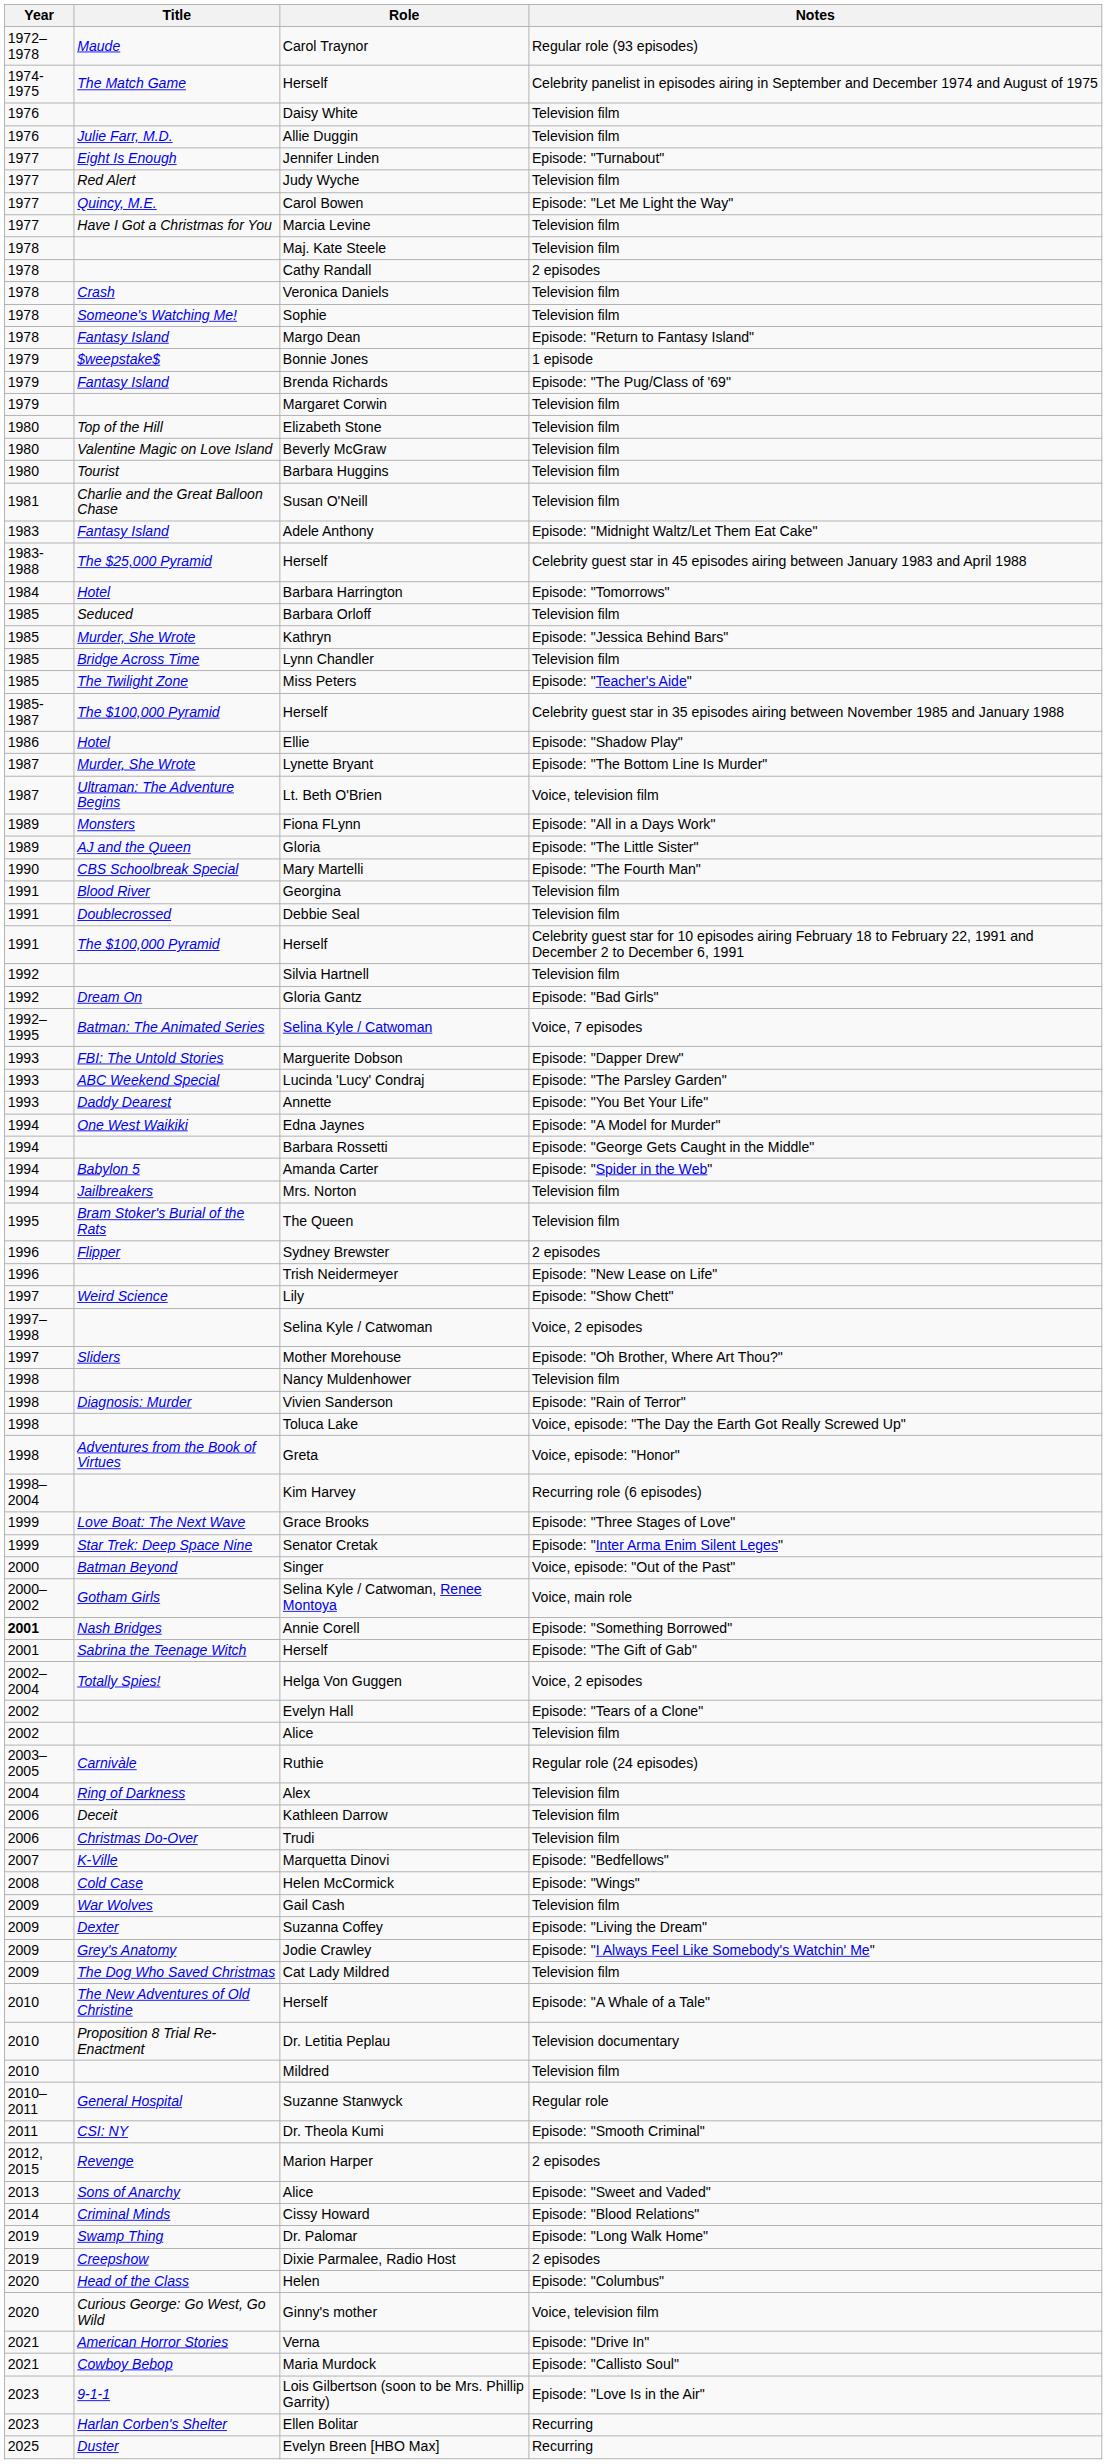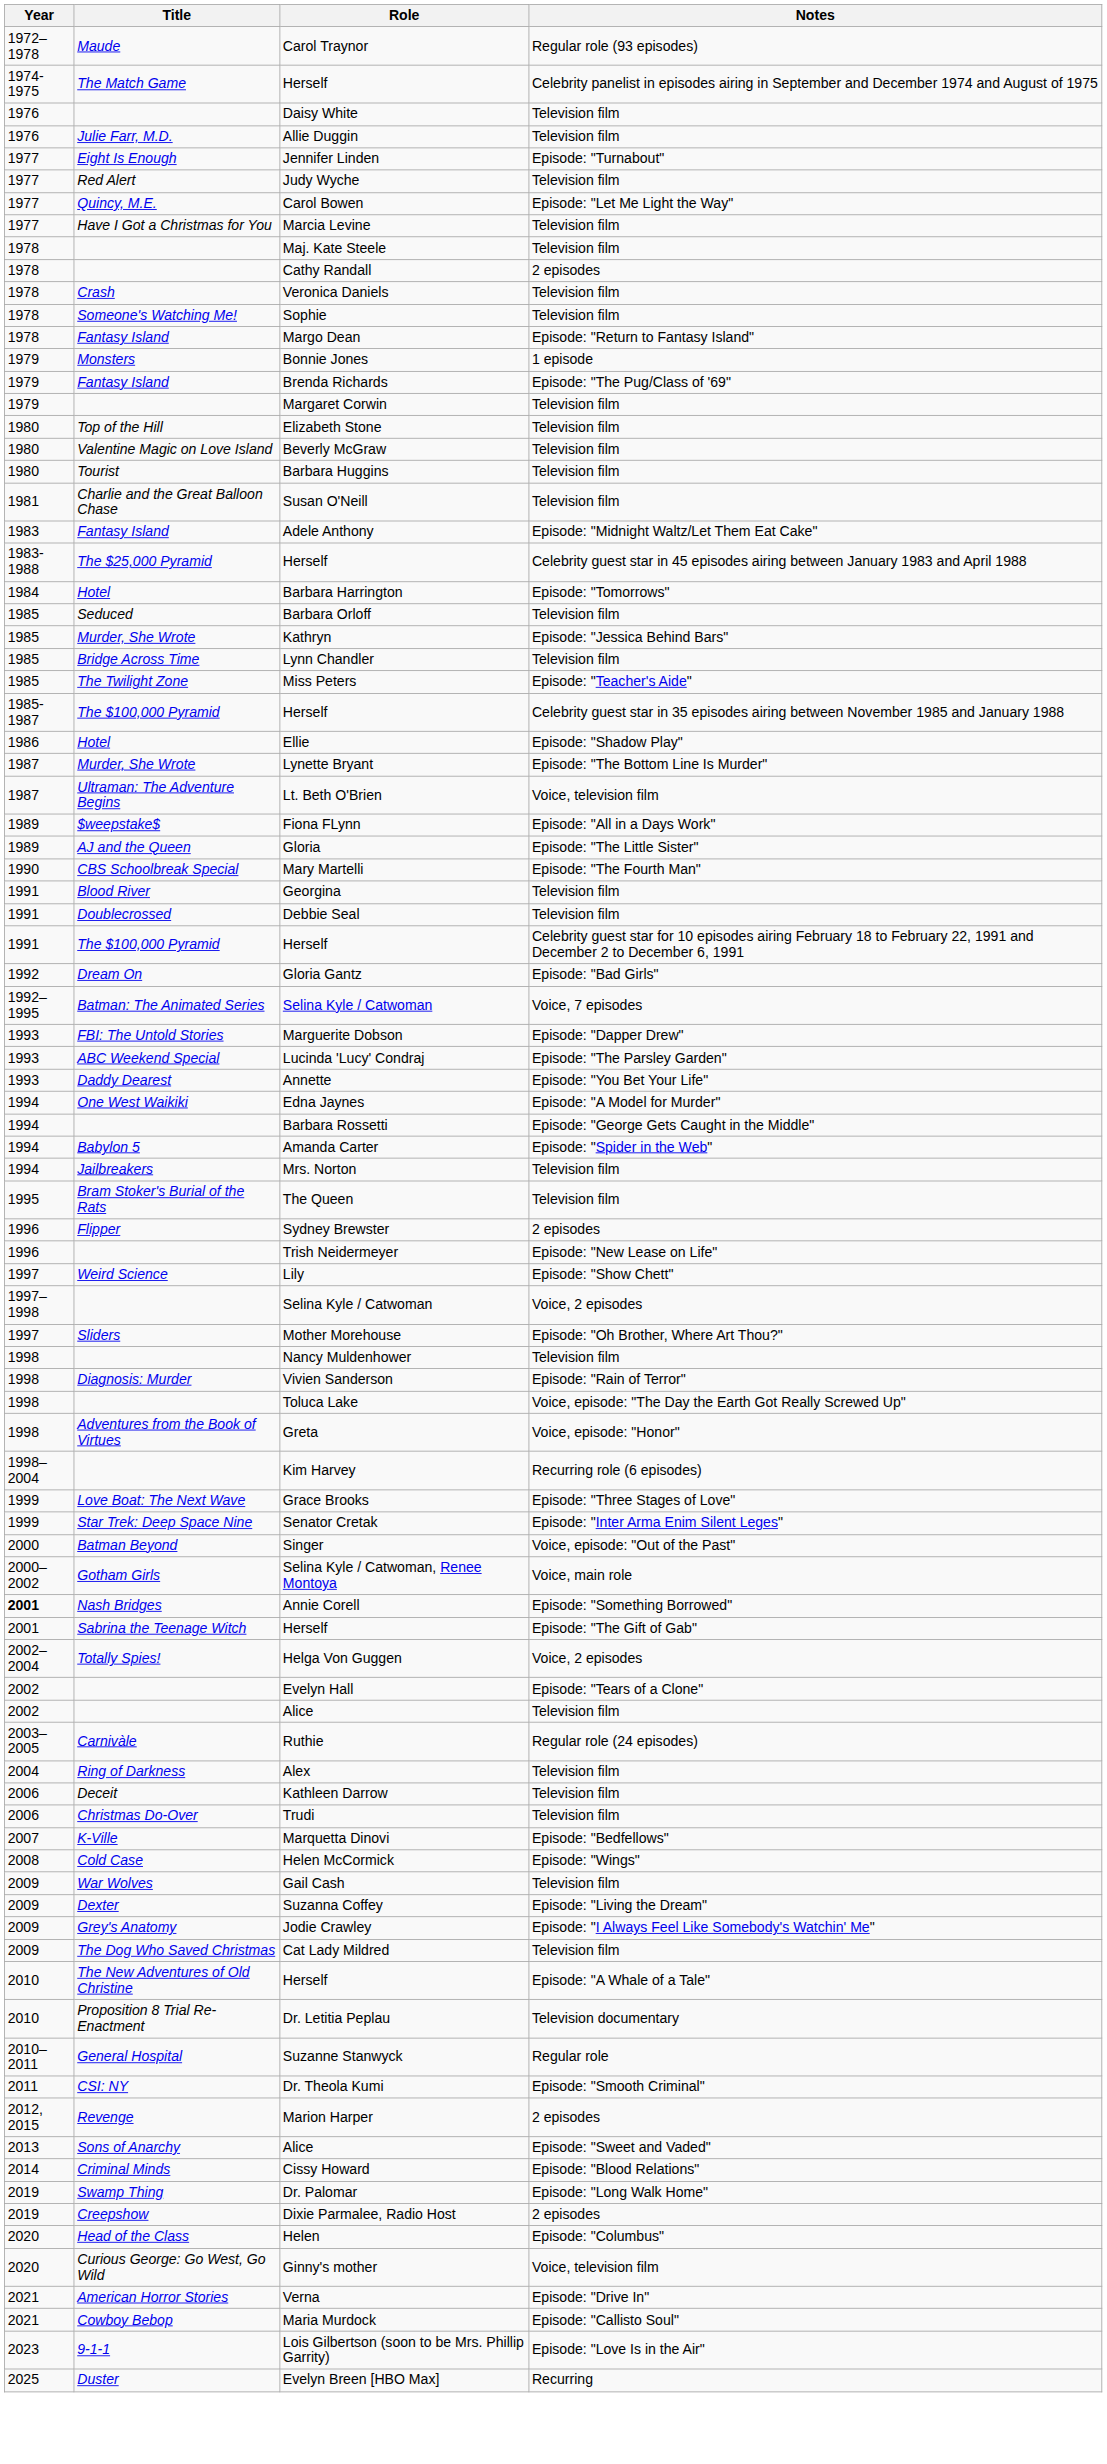(119, 359) $weepstake$ -> (106, 359) Monsters
(106, 825) Monsters -> (119, 825) $weepstake$
- row: (326, 975)
- row: (306, 2071)
- row: (320, 2424)
